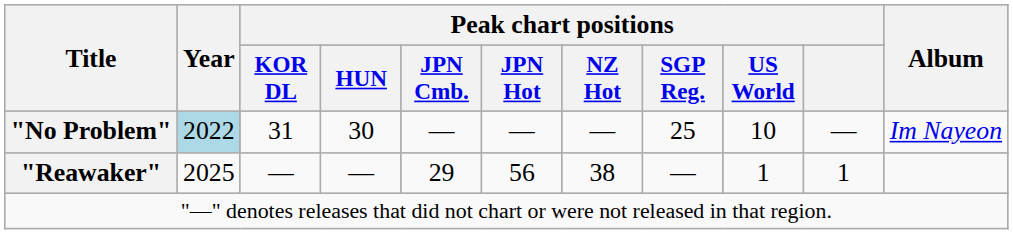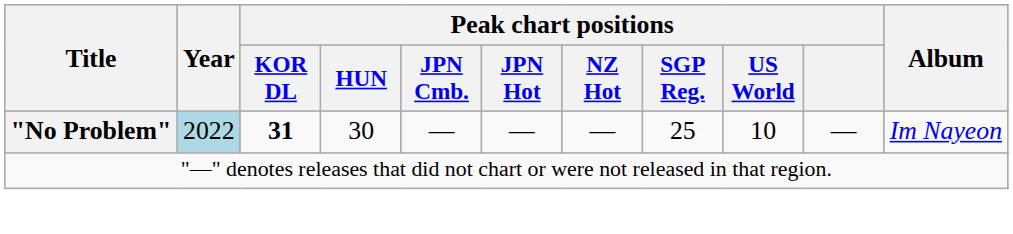(281, 131) normal -> (281, 131) bold
- row: (91, 172)
